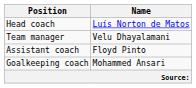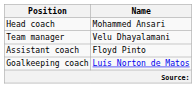(141, 24) Luís Norton de Matos -> (129, 24) Mohammed Ansari
(129, 63) Mohammed Ansari -> (141, 63) Luís Norton de Matos
